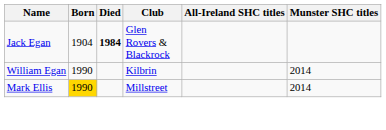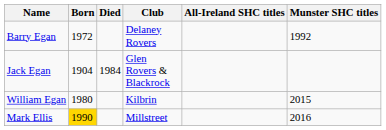+ row: (31, 36)
(110, 42) bold -> (110, 71) normal
(82, 71) 1990 -> (82, 100) 1980
(300, 71) 2014 -> (300, 100) 2015
(300, 88) 2014 -> (300, 117) 2016
